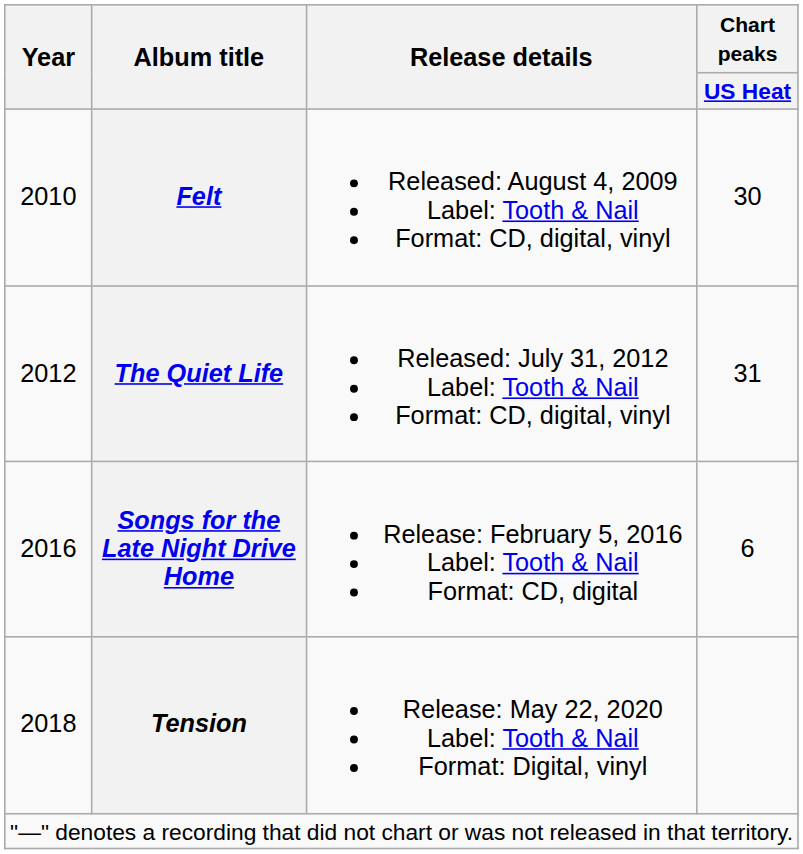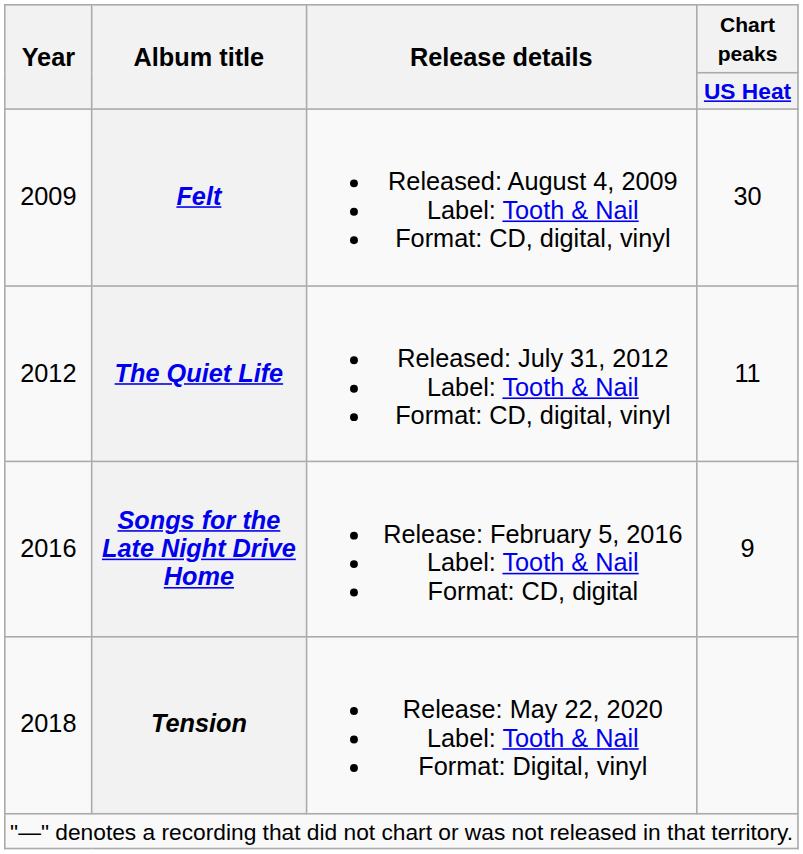(48, 196) 2010 -> (48, 196) 2009
(748, 372) 31 -> (748, 372) 11
(748, 548) 6 -> (748, 548) 9
